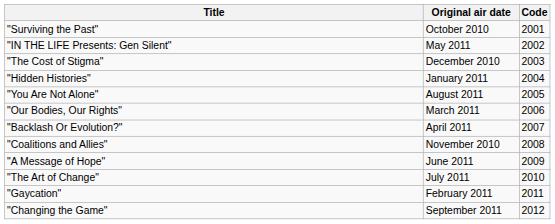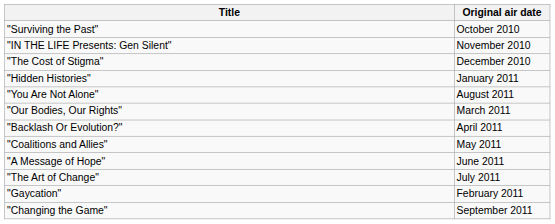- column: (535, 12)
(448, 45) May 2011 -> (494, 45) November 2010
(463, 144) November 2010 -> (479, 144) May 2011
